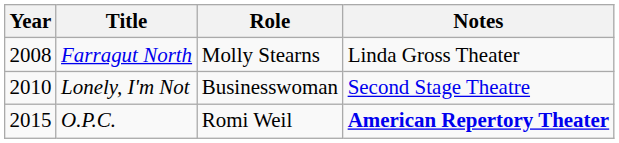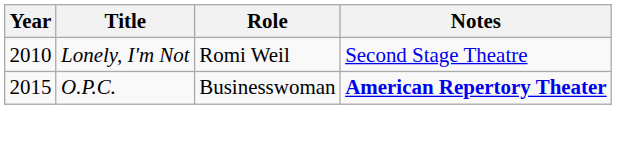- row: (127, 54)
(270, 87) Businesswoman -> (244, 54) Romi Weil
(247, 120) Romi Weil -> (267, 87) Businesswoman
